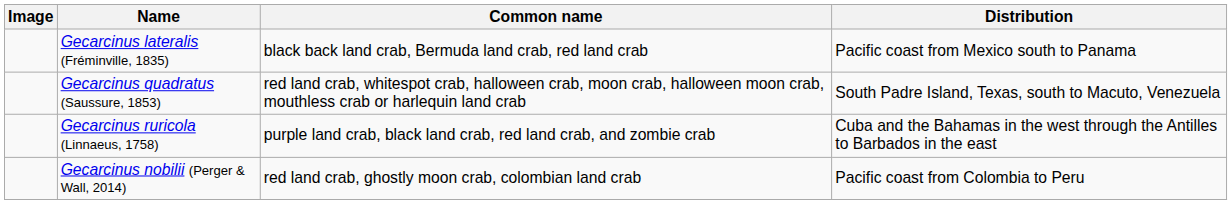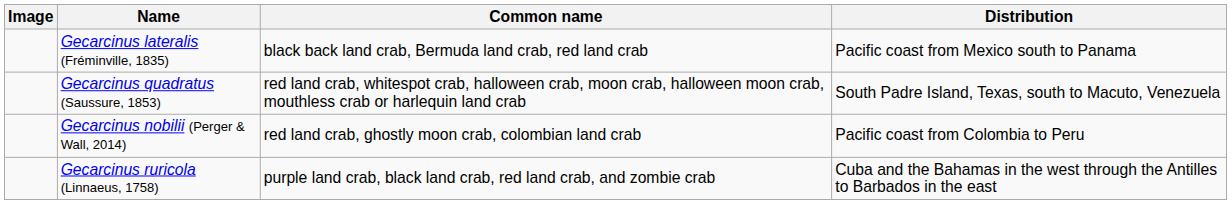rows swapped: (128, 135) <-> (153, 178)
